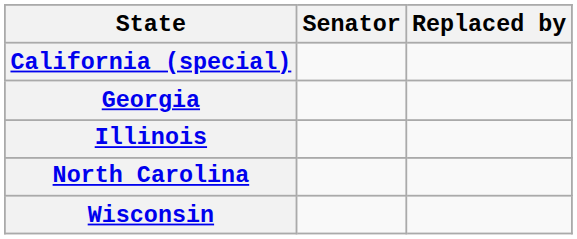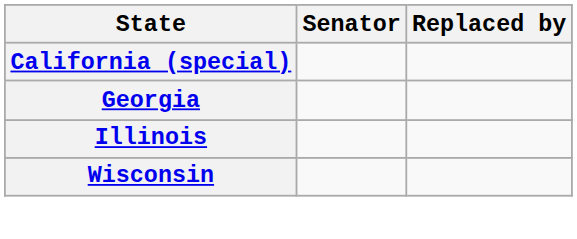- row: (151, 177)
